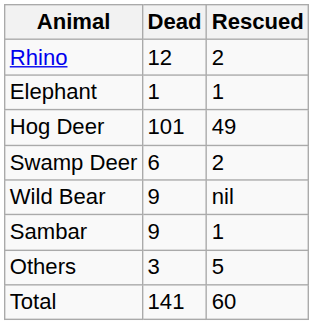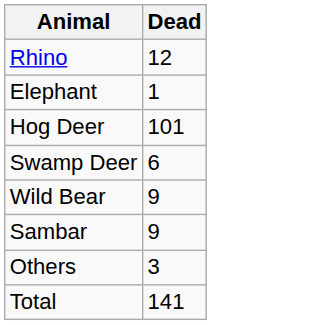- column: (258, 22)
